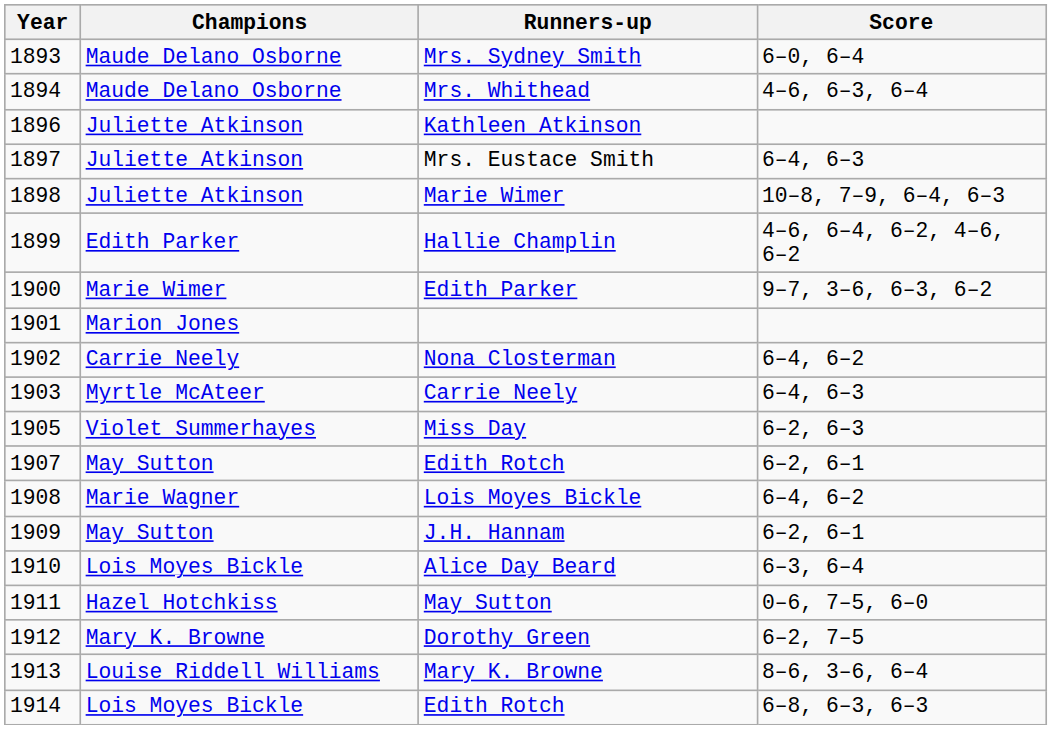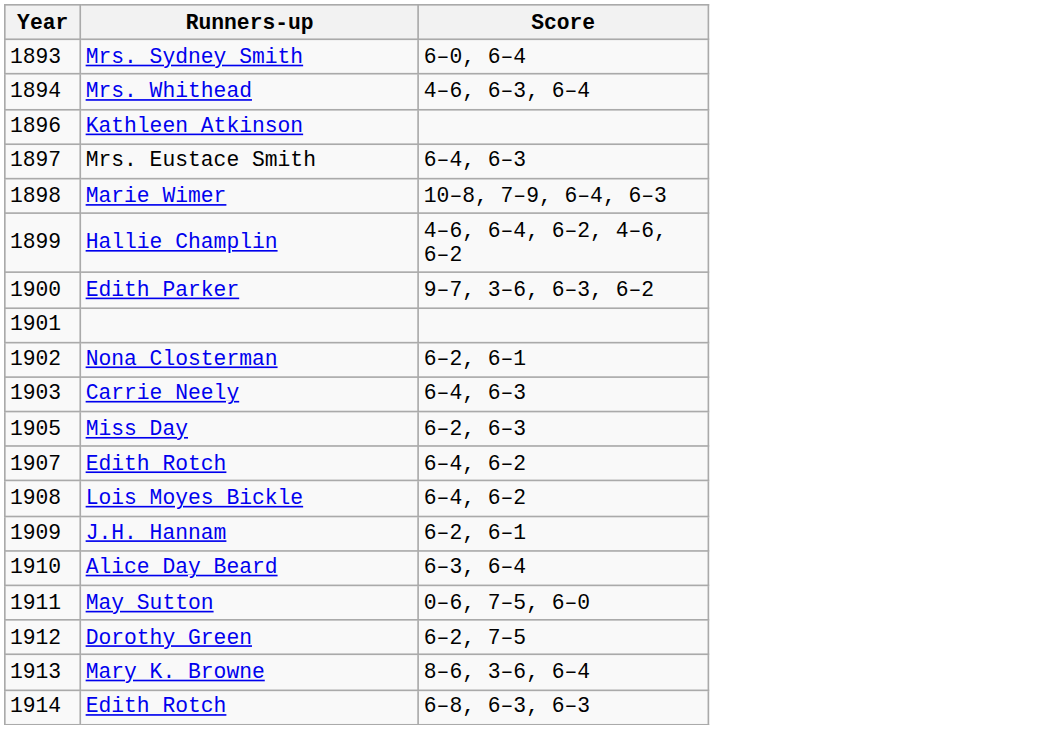- column: (250, 22)
(813, 360) 6–4, 6–2 -> (475, 360) 6–2, 6–1
(813, 464) 6–2, 6–1 -> (475, 464) 6–4, 6–2
